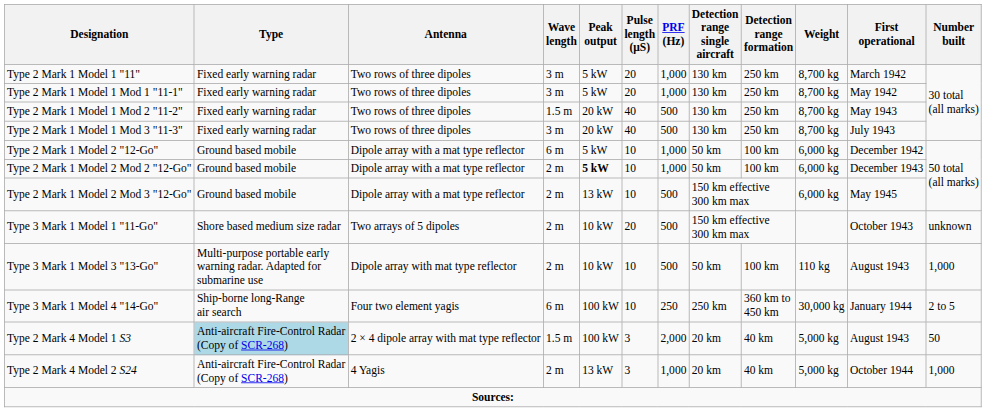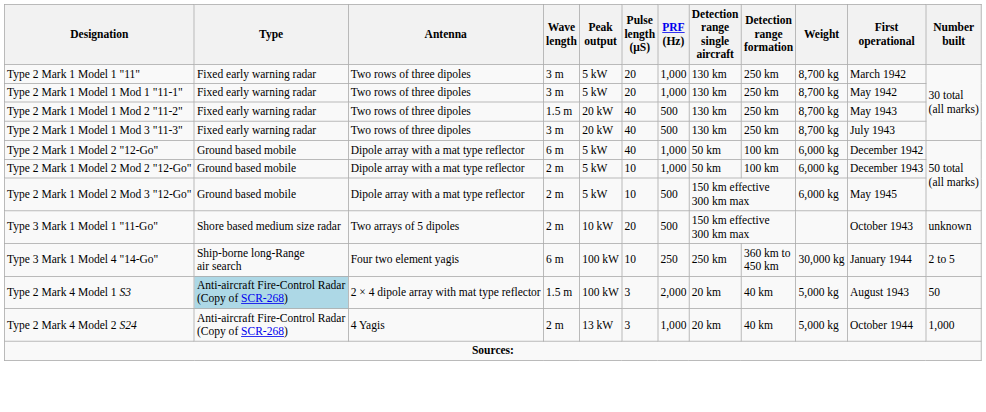(630, 150) 10 -> (630, 150) 40
(595, 169) bold -> (595, 169) normal
(598, 194) 13 kW -> (595, 194) 5 kW
- row: (83, 266)
